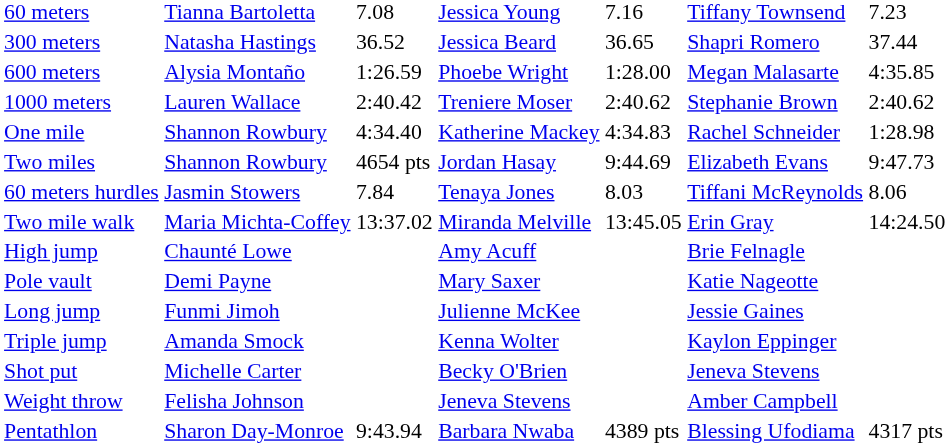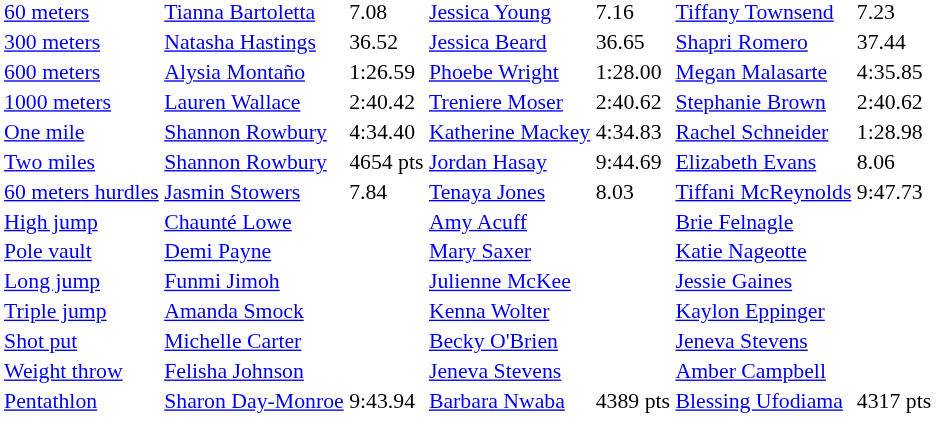(901, 161) 9:47.73 -> (876, 161) 8.06
(888, 191) 8.06 -> (890, 191) 9:47.73
- row: (69, 221)
